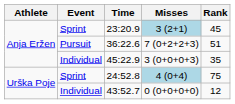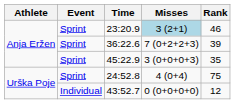(216, 28) 45 -> (216, 28) 46
(75, 44) Pursuit -> (73, 44) Sprint
(216, 44) 51 -> (216, 44) 39
(81, 60) Individual -> (73, 60) Sprint
(172, 75) lightblue background -> (172, 75) no background
